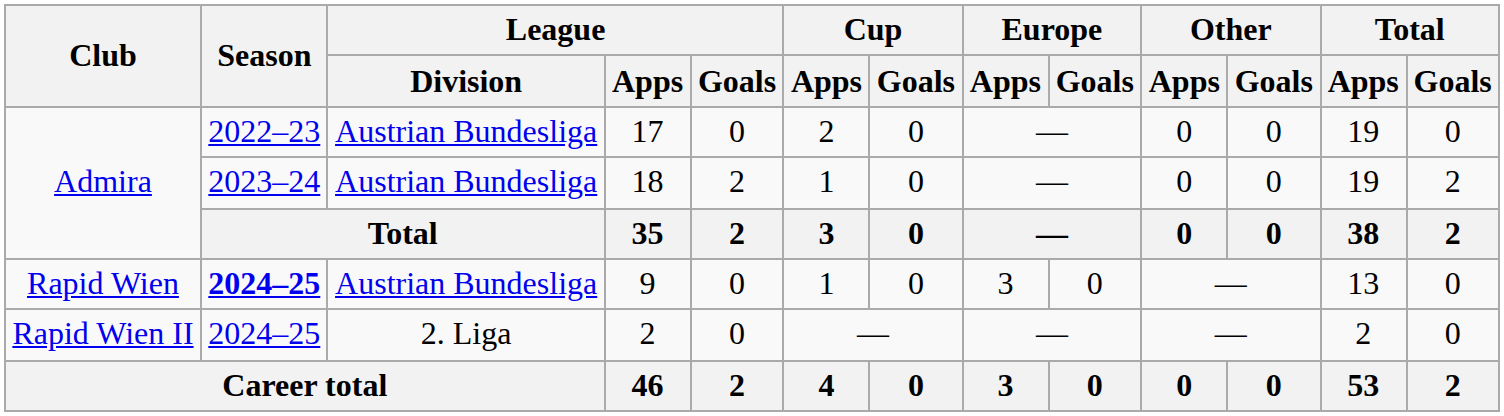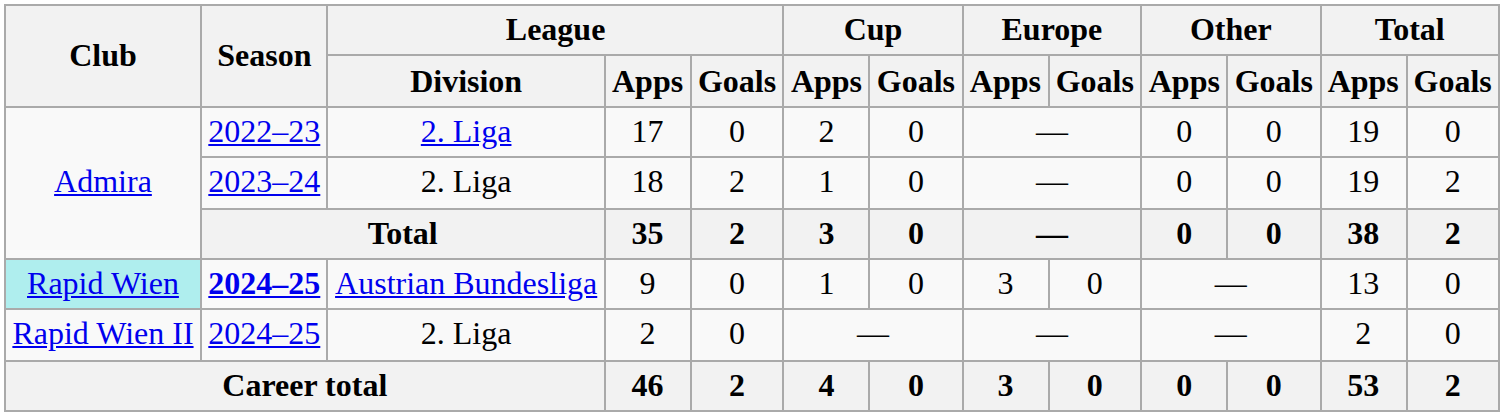(466, 131) Austrian Bundesliga -> (466, 131) 2. Liga
(466, 182) Austrian Bundesliga -> (466, 182) 2. Liga
(103, 283) no background -> (103, 283) paleturquoise background
